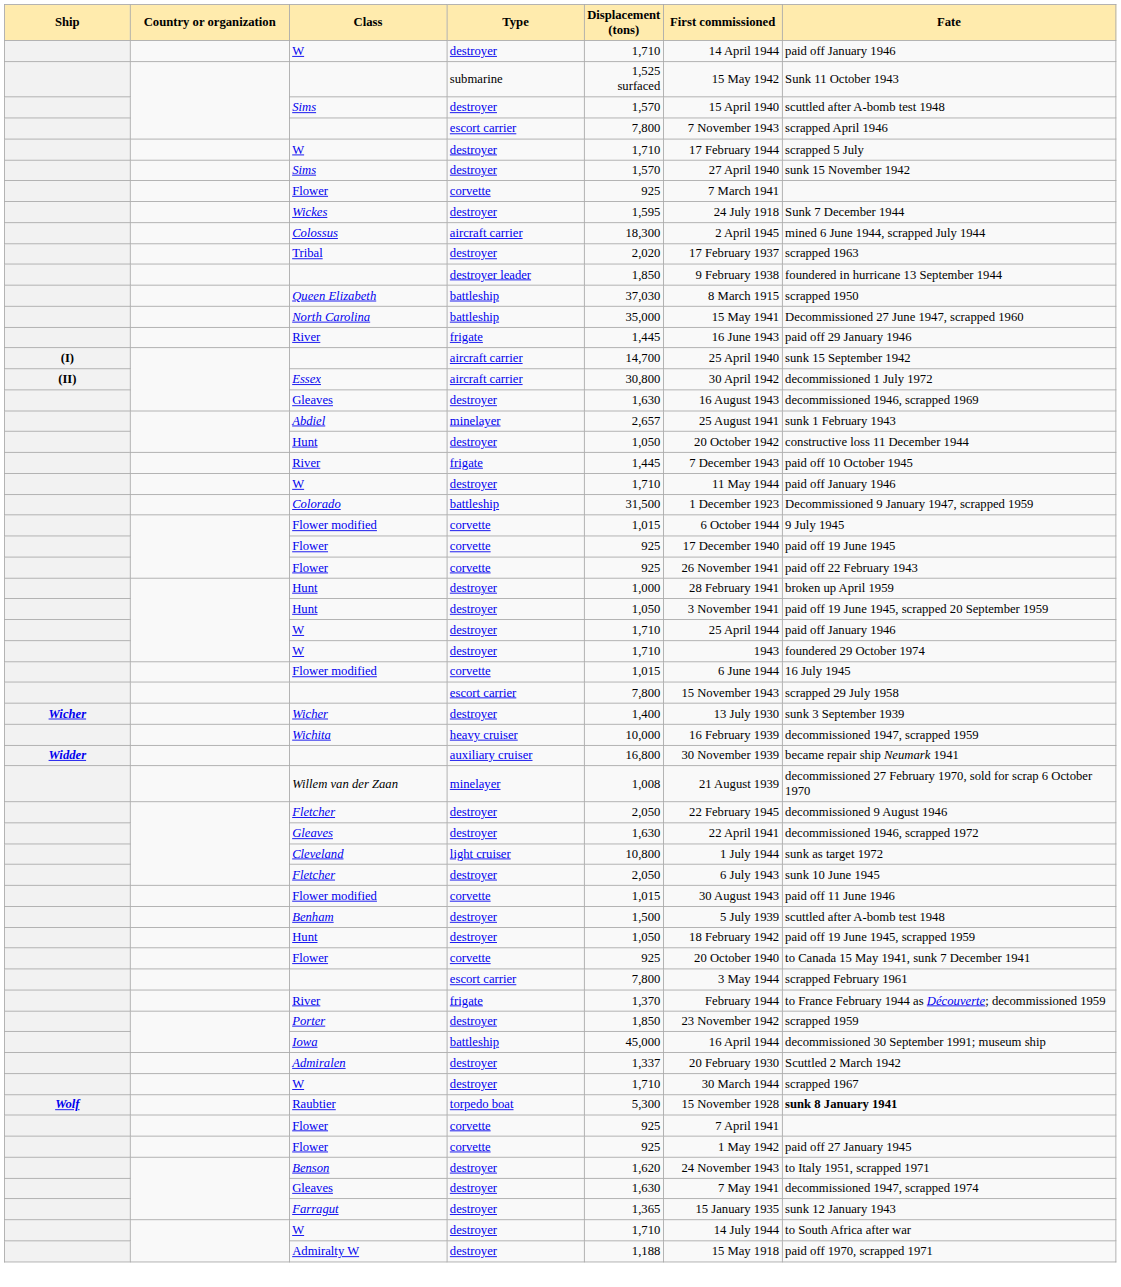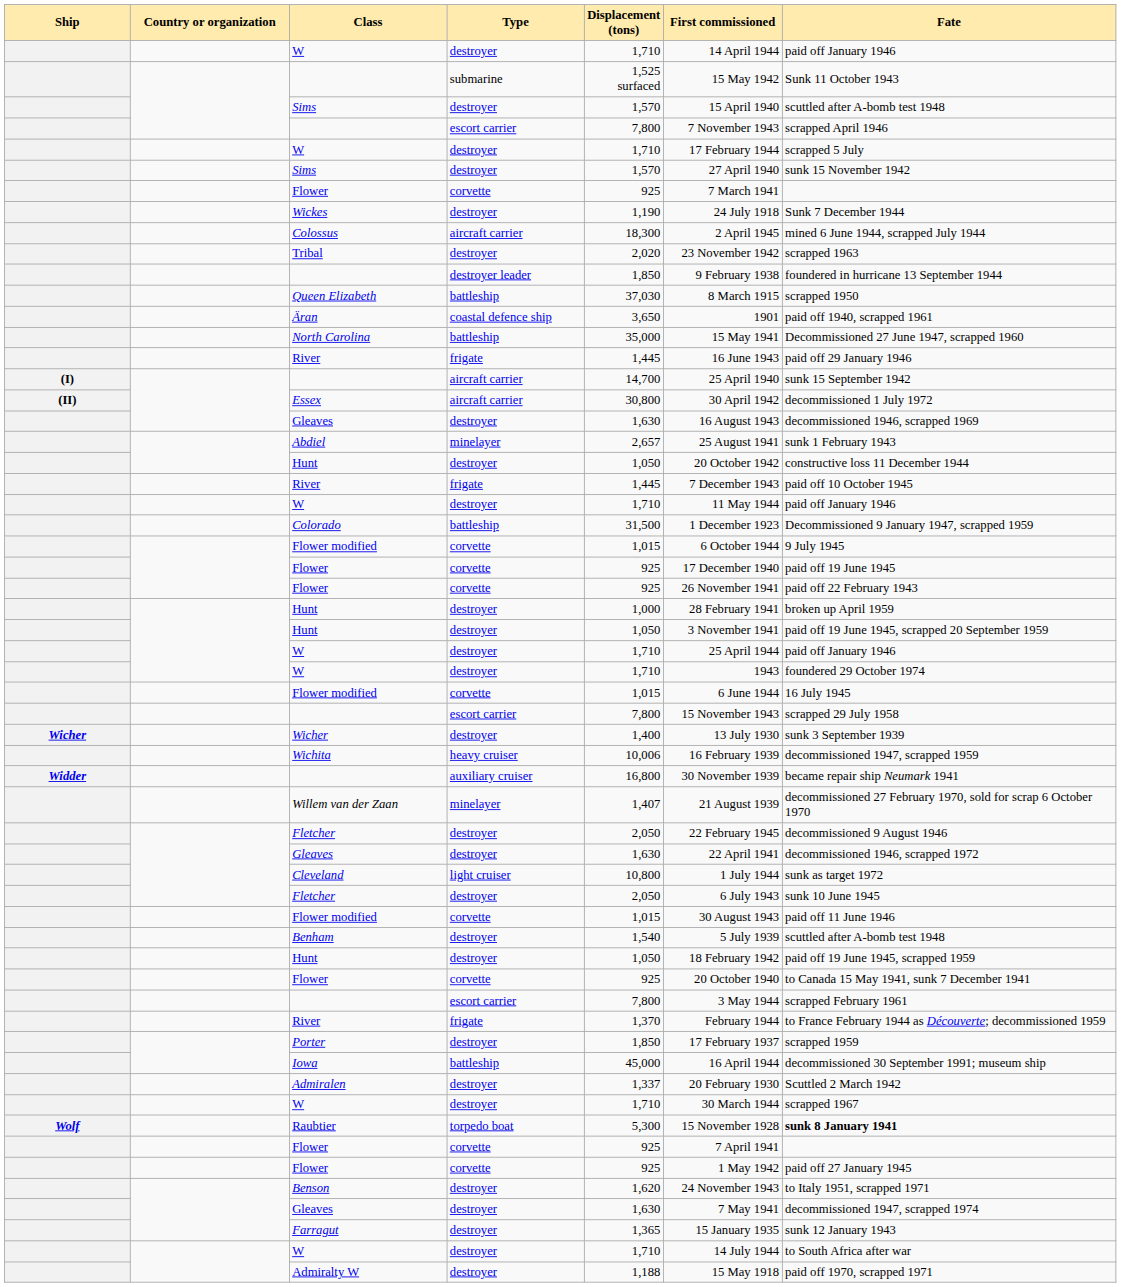(646, 212) 1,595 -> (646, 212) 1,190
(734, 254) 17 February 1937 -> (730, 254) 23 November 1942
+ row: (305, 316)
(643, 734) 10,000 -> (643, 755) 10,006
(646, 784) 1,008 -> (646, 805) 1,407
(646, 917) 1,500 -> (646, 938) 1,540
(730, 1021) 23 November 1942 -> (734, 1042) 17 February 1937
